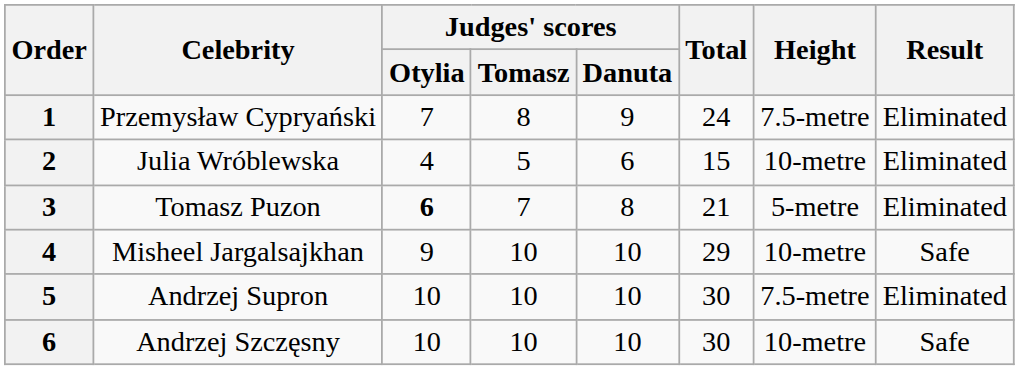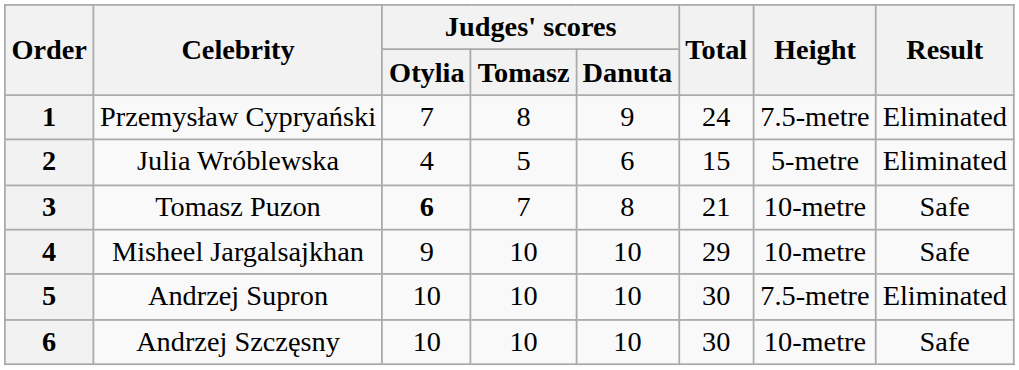(815, 161) 10-metre -> (815, 161) 5-metre
(815, 206) 5-metre -> (815, 206) 10-metre
(945, 206) Eliminated -> (945, 206) Safe
